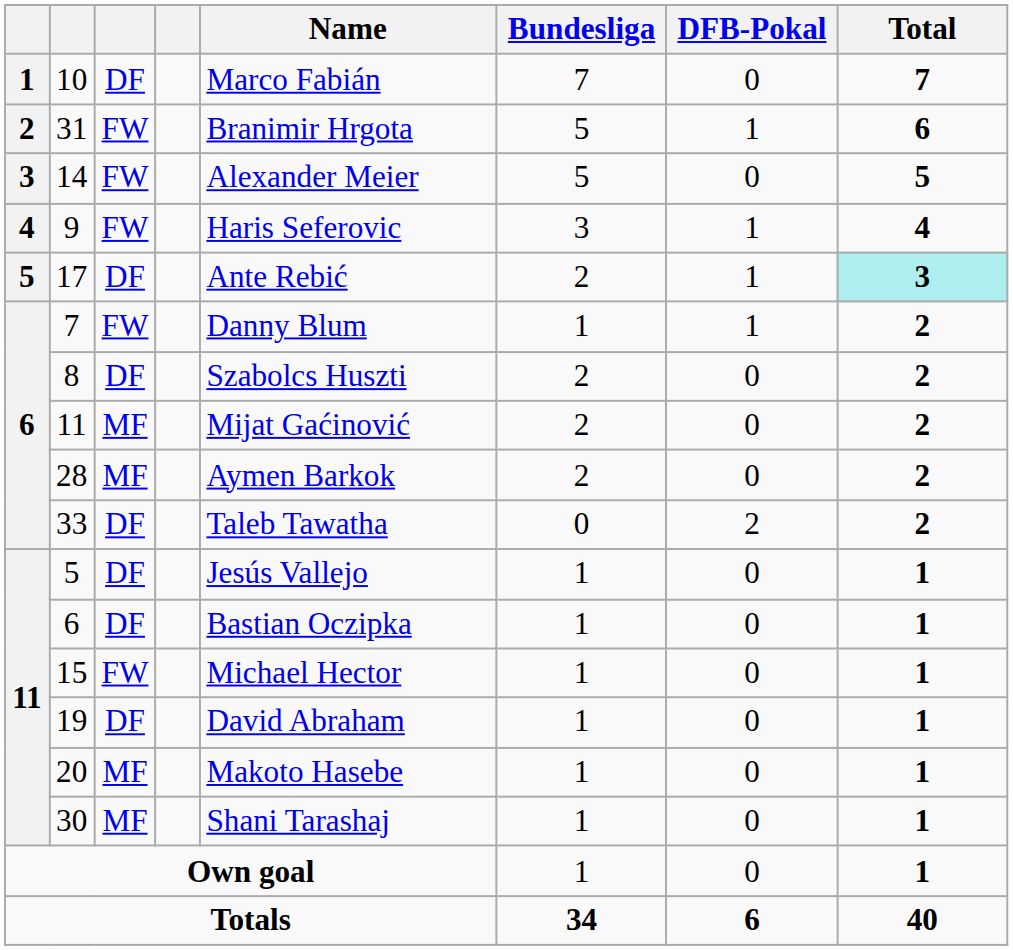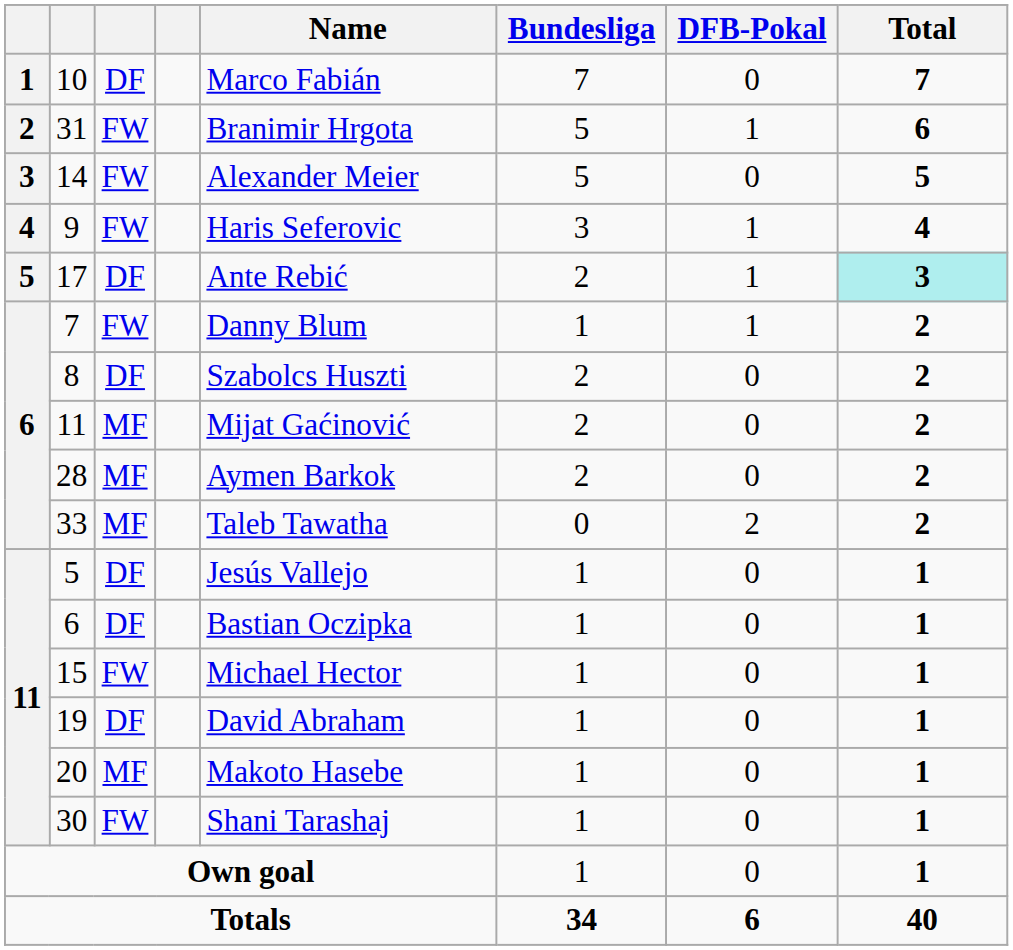(125, 524) DF -> (125, 524) MF
(125, 820) MF -> (125, 820) FW
